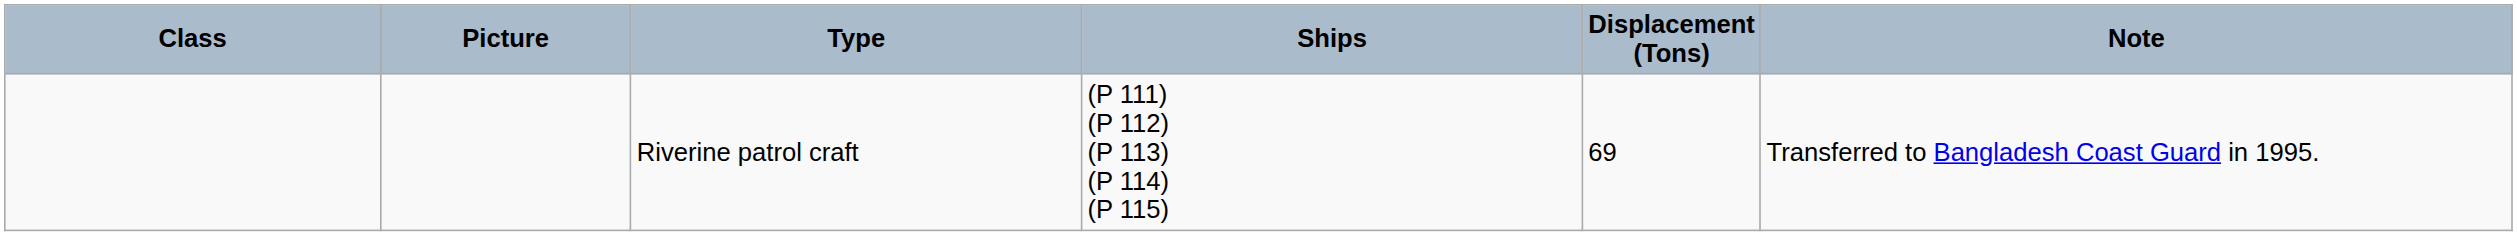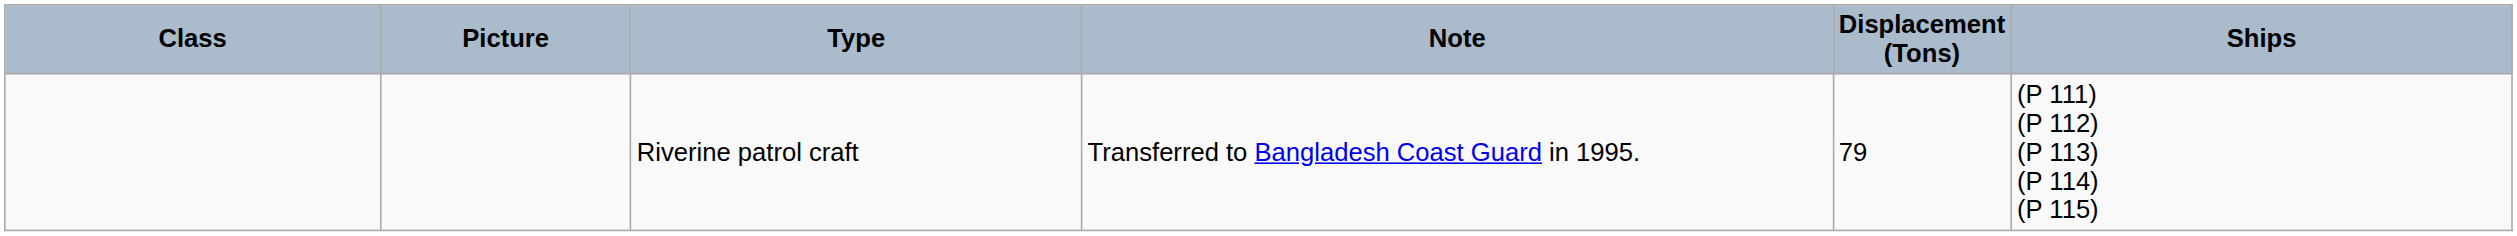columns swapped: (1332, 39) <-> (2136, 39)
(1603, 151) 69 -> (1853, 151) 79
